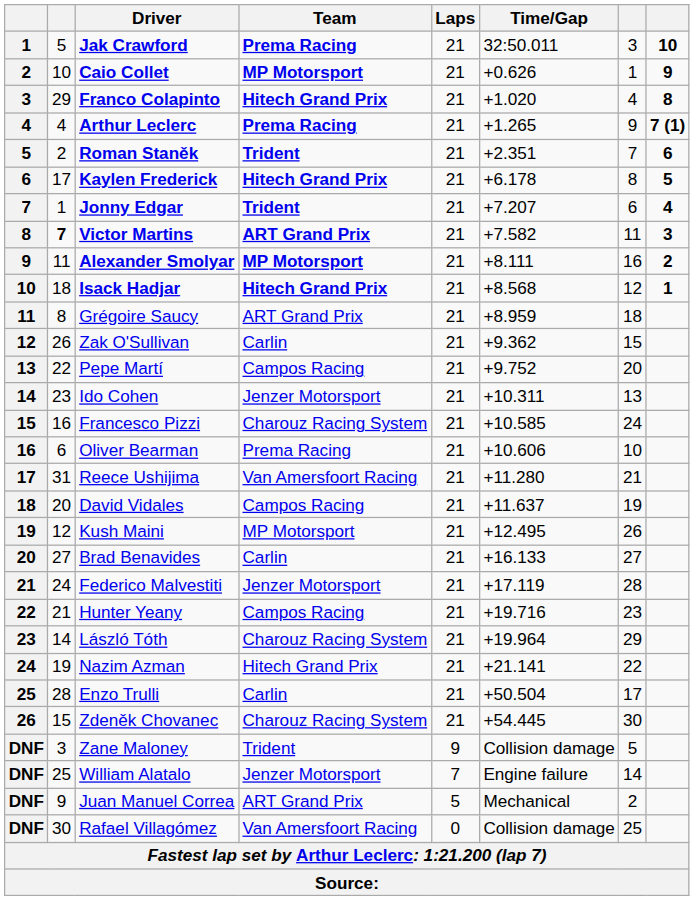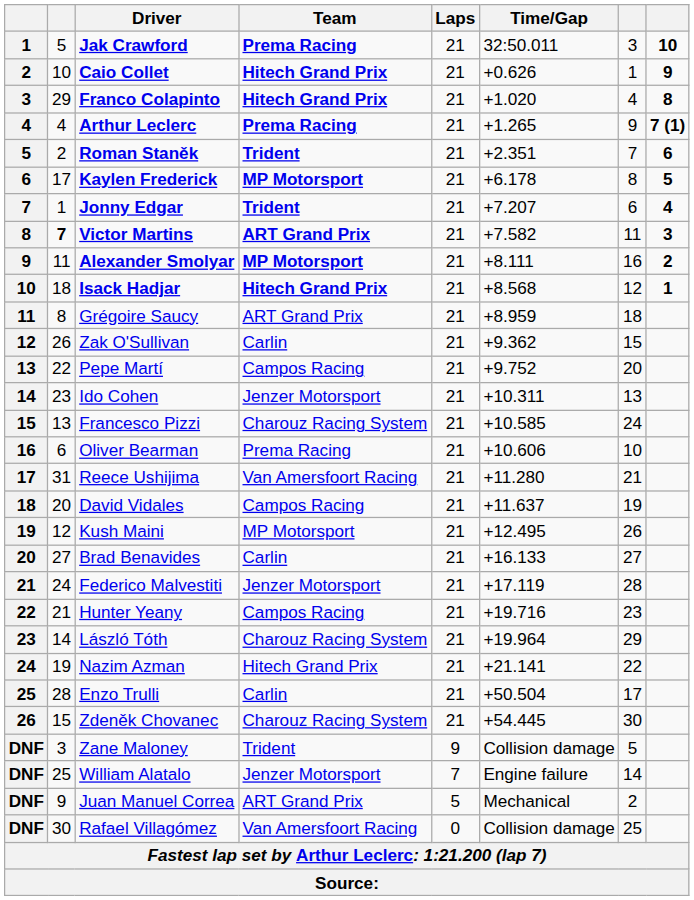(303, 72) MP Motorsport -> (315, 72) Hitech Grand Prix
(315, 180) Hitech Grand Prix -> (303, 180) MP Motorsport
(62, 423) 16 -> (62, 423) 13
